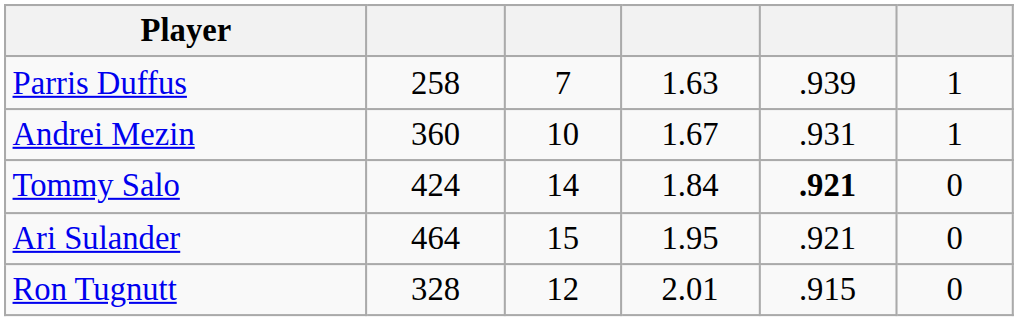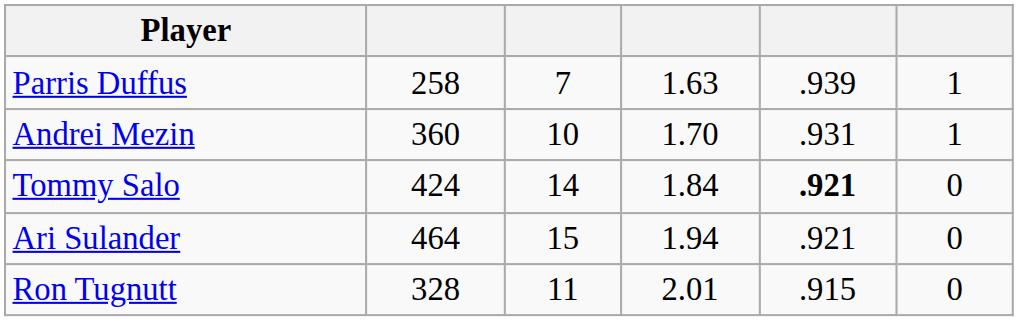(690, 133) 1.67 -> (690, 133) 1.70
(690, 237) 1.95 -> (690, 237) 1.94
(563, 289) 12 -> (563, 289) 11
